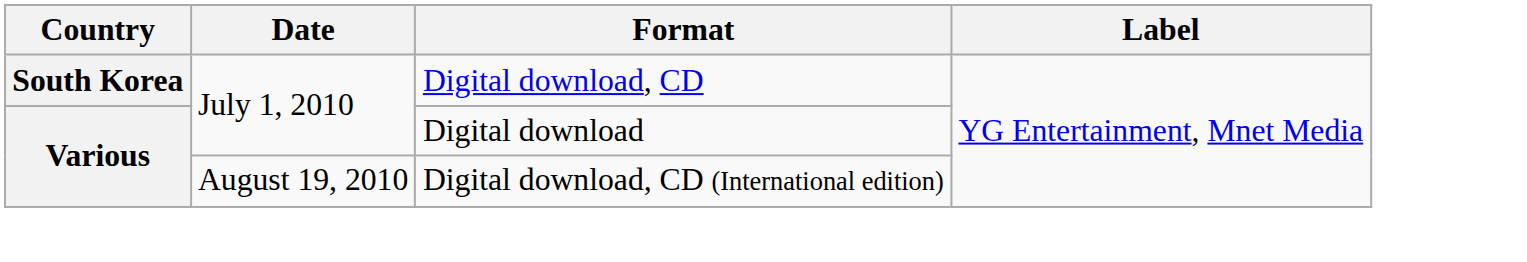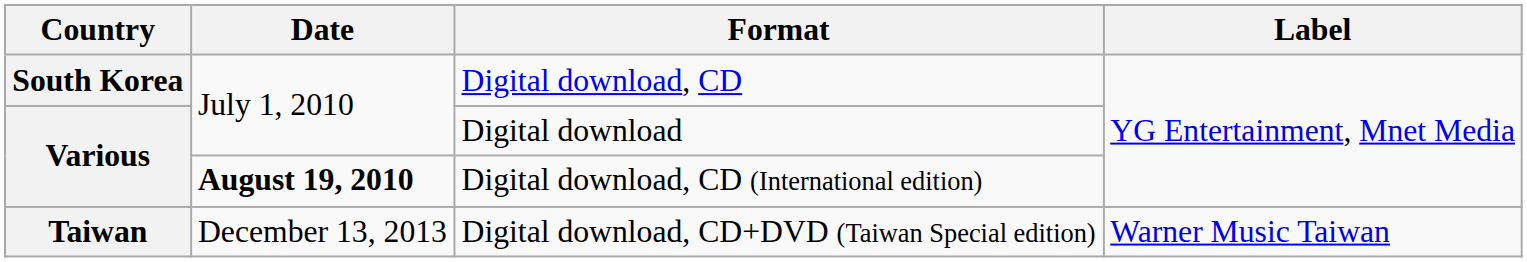(303, 180) normal -> (306, 180) bold
+ row: (779, 230)
